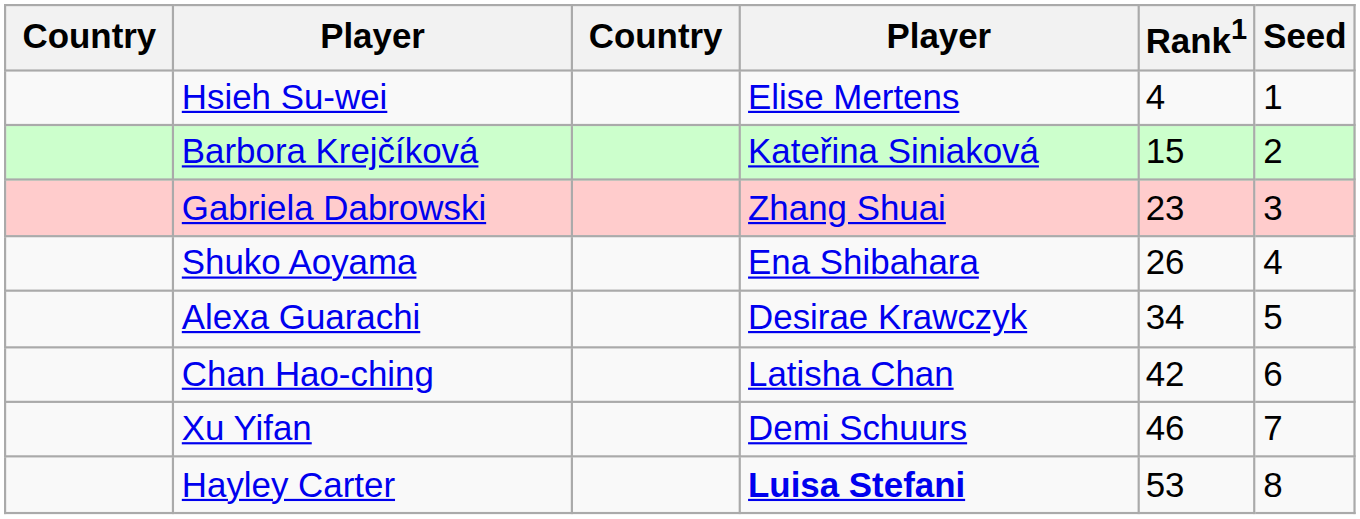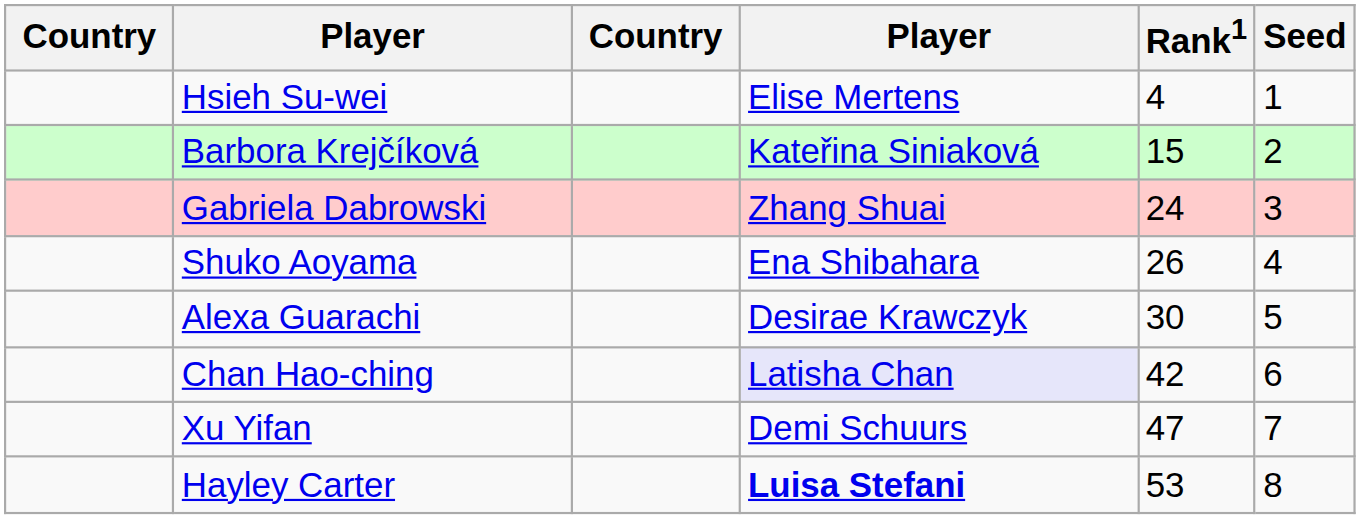(1165, 207) 23 -> (1165, 207) 24
(1165, 318) 34 -> (1165, 318) 30
(851, 373) no background -> (851, 373) lavender background
(1165, 428) 46 -> (1165, 428) 47
